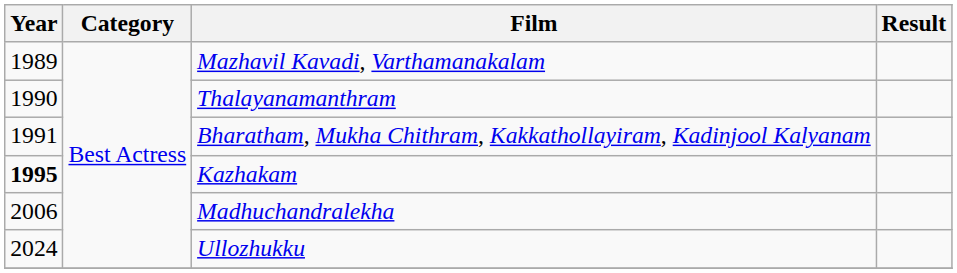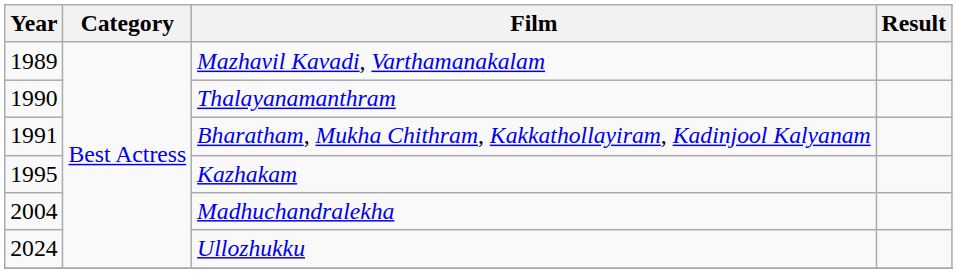(34, 173) bold -> (34, 173) normal
(34, 211) 2006 -> (34, 211) 2004
